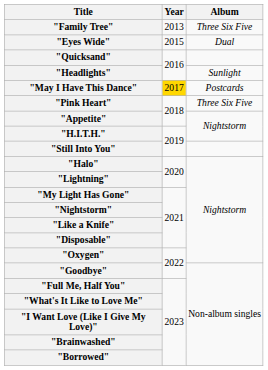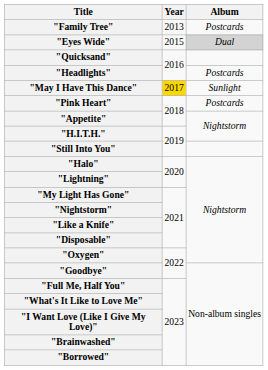(225, 27) Three Six Five -> (225, 27) Postcards
(225, 42) no background -> (225, 42) lightgrey background
(225, 73) Sunlight -> (225, 73) Postcards
(225, 88) Postcards -> (225, 88) Sunlight
(225, 103) Three Six Five -> (225, 103) Postcards
